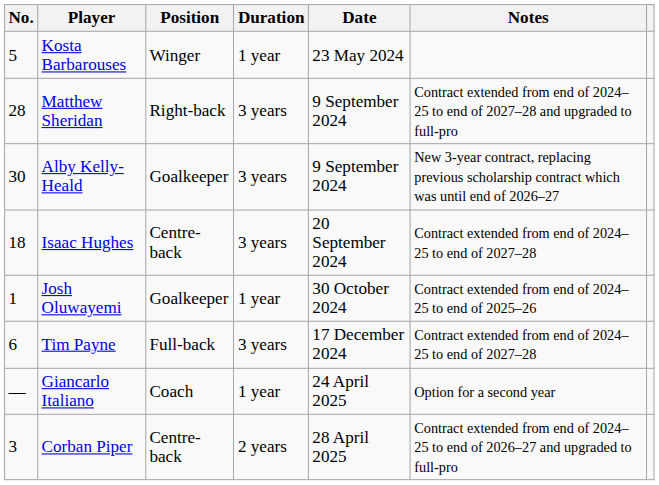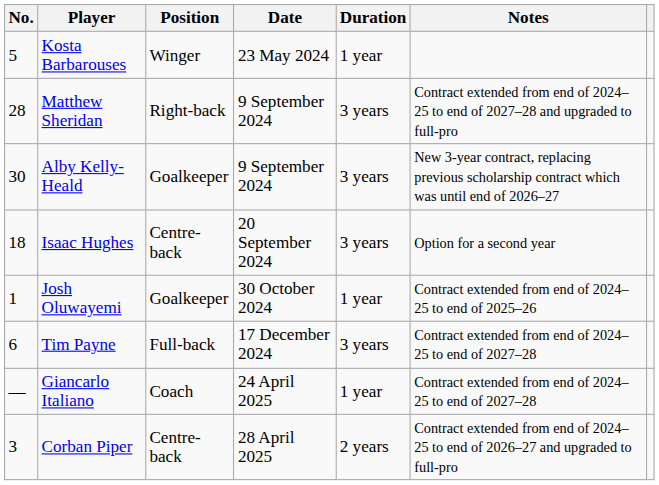columns swapped: (271, 18) <-> (359, 18)
(521, 243) Contract extended from end of 2024–25 to end of 2027–28 -> (485, 243) Option for a second year
(485, 392) Option for a second year -> (521, 392) Contract extended from end of 2024–25 to end of 2027–28
